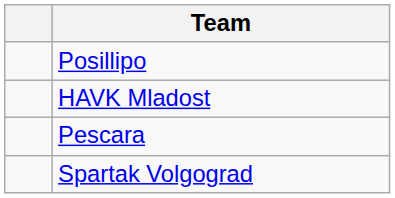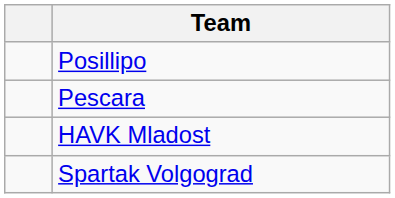rows swapped: (102, 135) <-> (134, 98)
